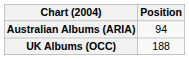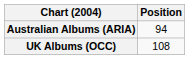(161, 46) 188 -> (161, 46) 108
